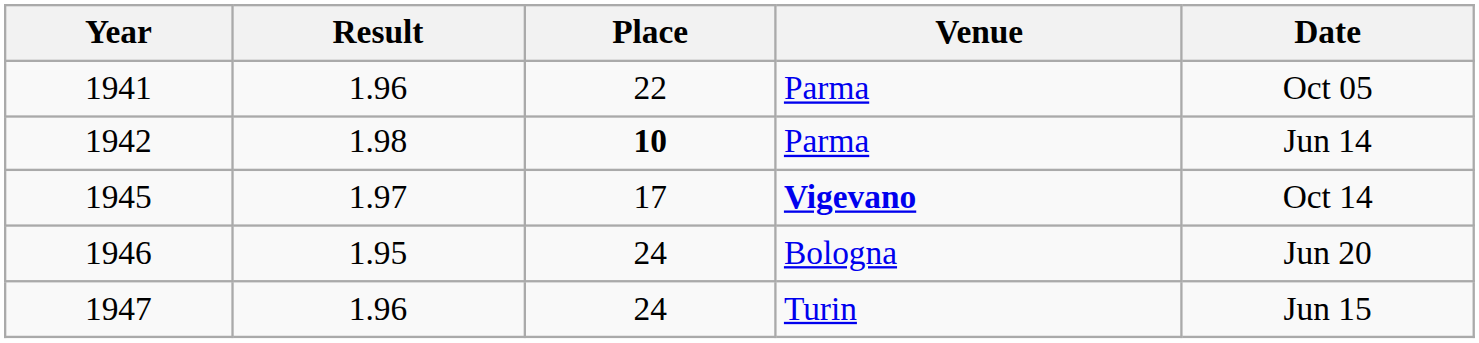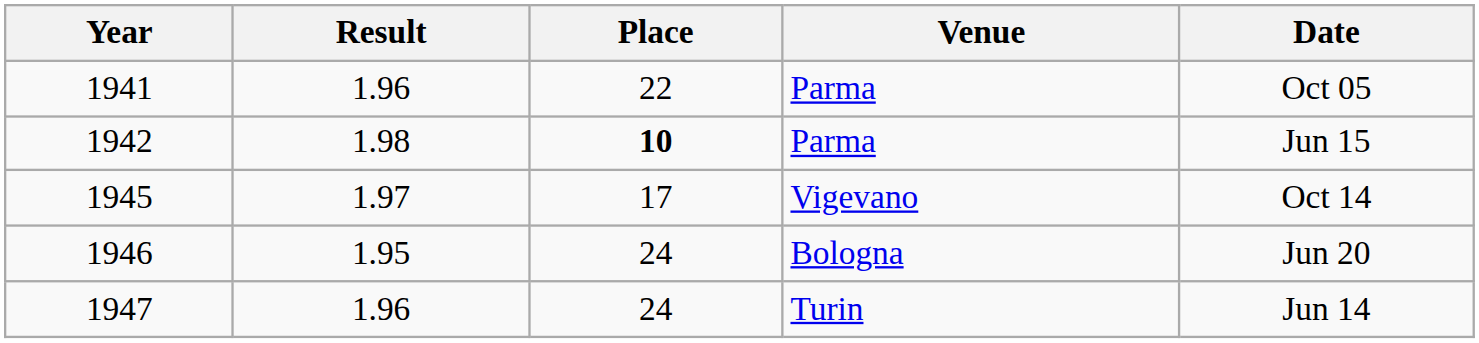(1328, 142) Jun 14 -> (1326, 142) Jun 15
(850, 197) bold -> (854, 197) normal
(1328, 307) Jun 15 -> (1326, 307) Jun 14
